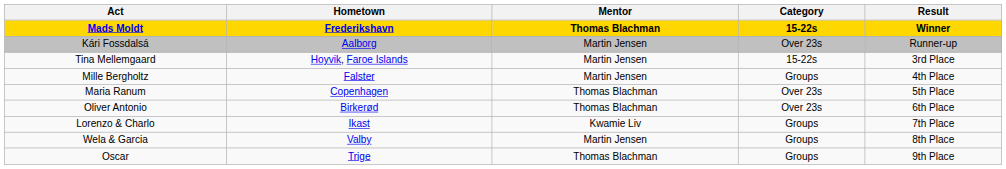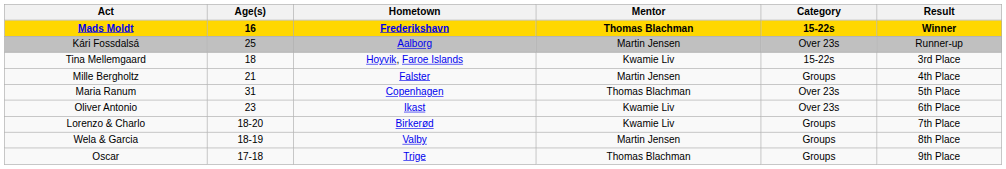+ column: (250, 12)
(615, 60) Martin Jensen -> (649, 60) Kwamie Liv
(359, 108) Birkerød -> (415, 108) Ikast
(615, 108) Thomas Blachman -> (649, 108) Kwamie Liv
(359, 124) Ikast -> (415, 124) Birkerød
